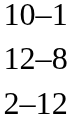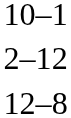rows swapped: (36, 103) <-> (36, 58)
